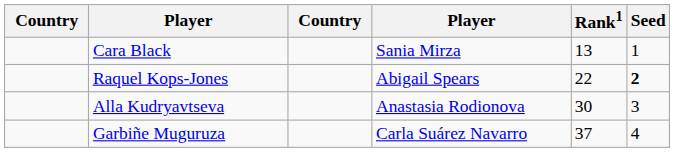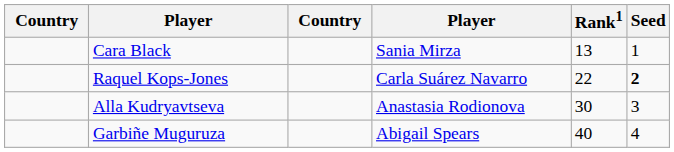(428, 78) Abigail Spears -> (452, 78) Carla Suárez Navarro
(452, 133) Carla Suárez Navarro -> (428, 133) Abigail Spears
(584, 133) 37 -> (584, 133) 40
